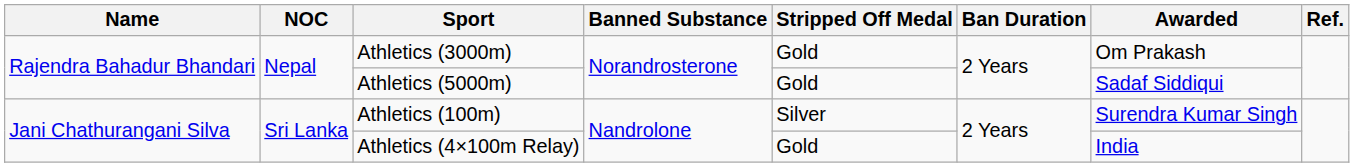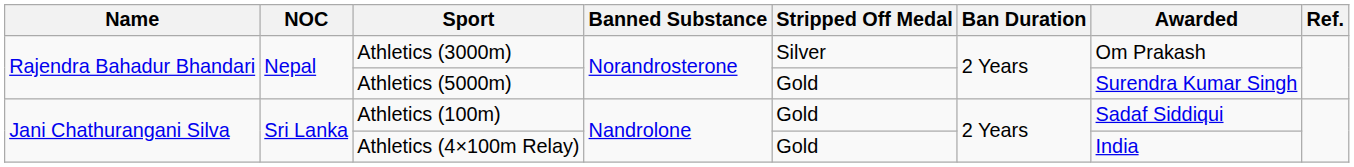(797, 51) Gold -> (801, 51) Silver
(1160, 83) Sadaf Siddiqui -> (1196, 83) Surendra Kumar Singh
(801, 114) Silver -> (797, 114) Gold
(1196, 114) Surendra Kumar Singh -> (1160, 114) Sadaf Siddiqui
